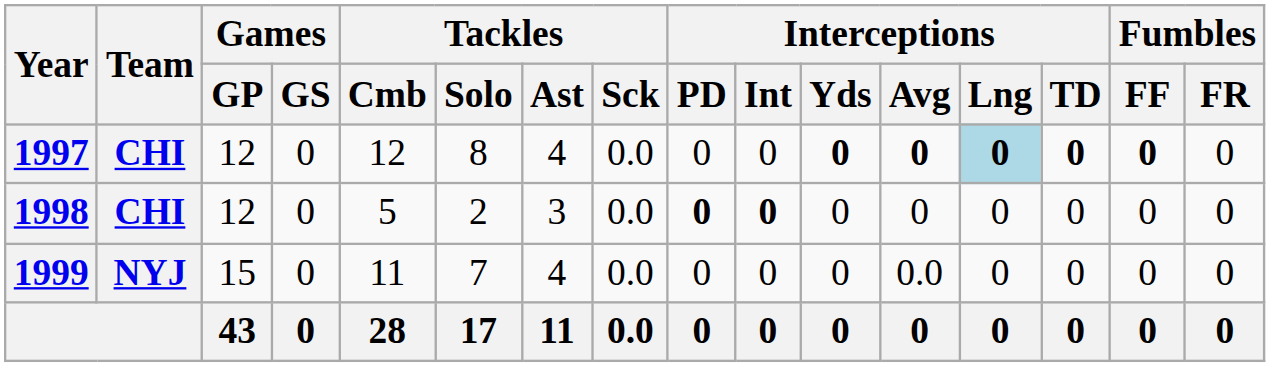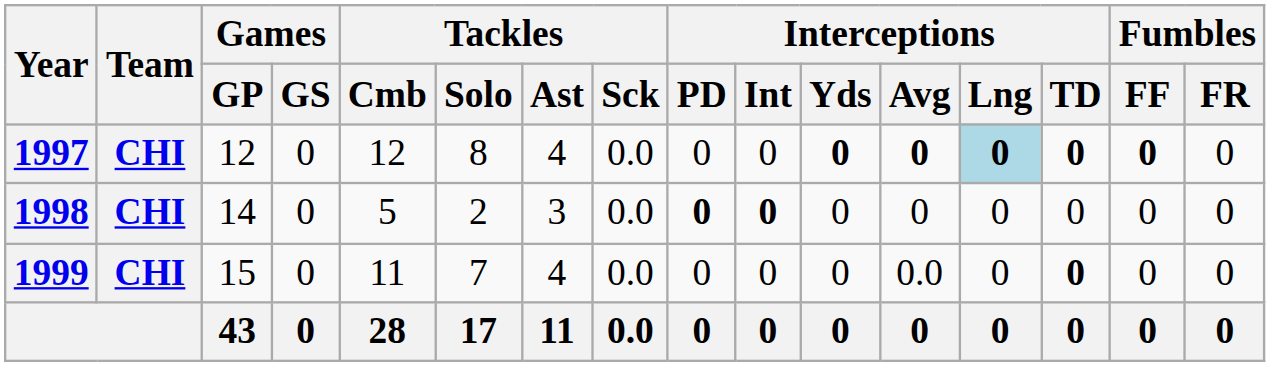(237, 212) 12 -> (237, 212) 14
(150, 271) NYJ -> (150, 271) CHI
(1076, 271) normal -> (1076, 271) bold
